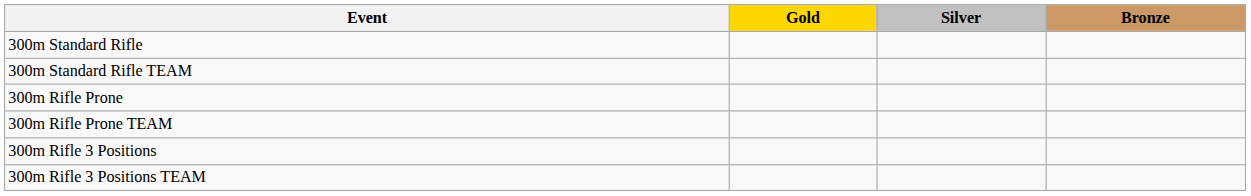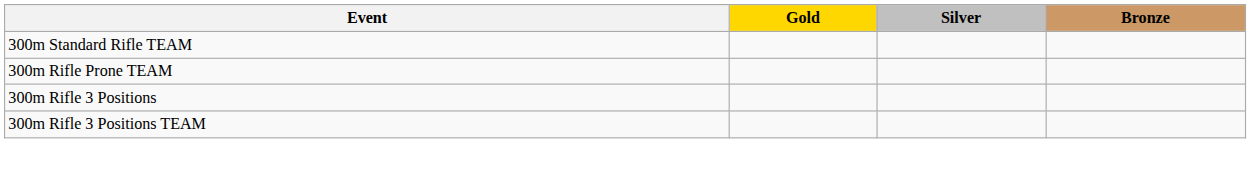- row: (75, 44)
- row: (66, 97)
